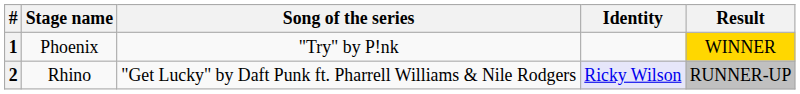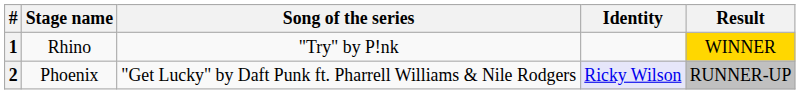(69, 46) Phoenix -> (69, 46) Rhino
(69, 74) Rhino -> (69, 74) Phoenix
